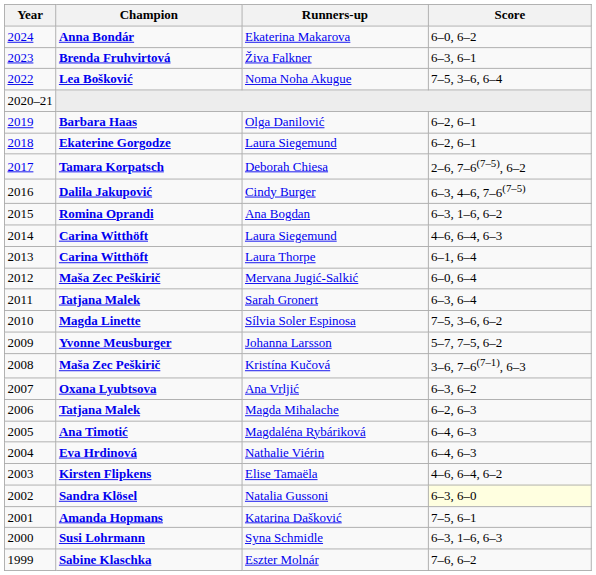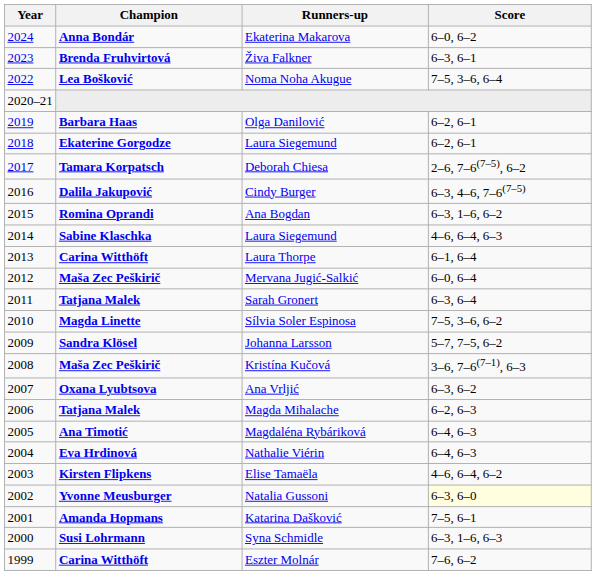(103, 236) Carina Witthöft -> (105, 236) Sabine Klaschka
(115, 343) Yvonne Meusburger -> (98, 343) Sandra Klösel
(98, 496) Sandra Klösel -> (115, 496) Yvonne Meusburger
(105, 560) Sabine Klaschka -> (103, 560) Carina Witthöft
